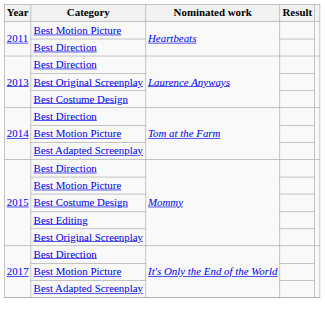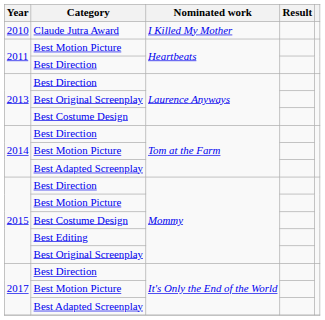+ row: (18, 30)
